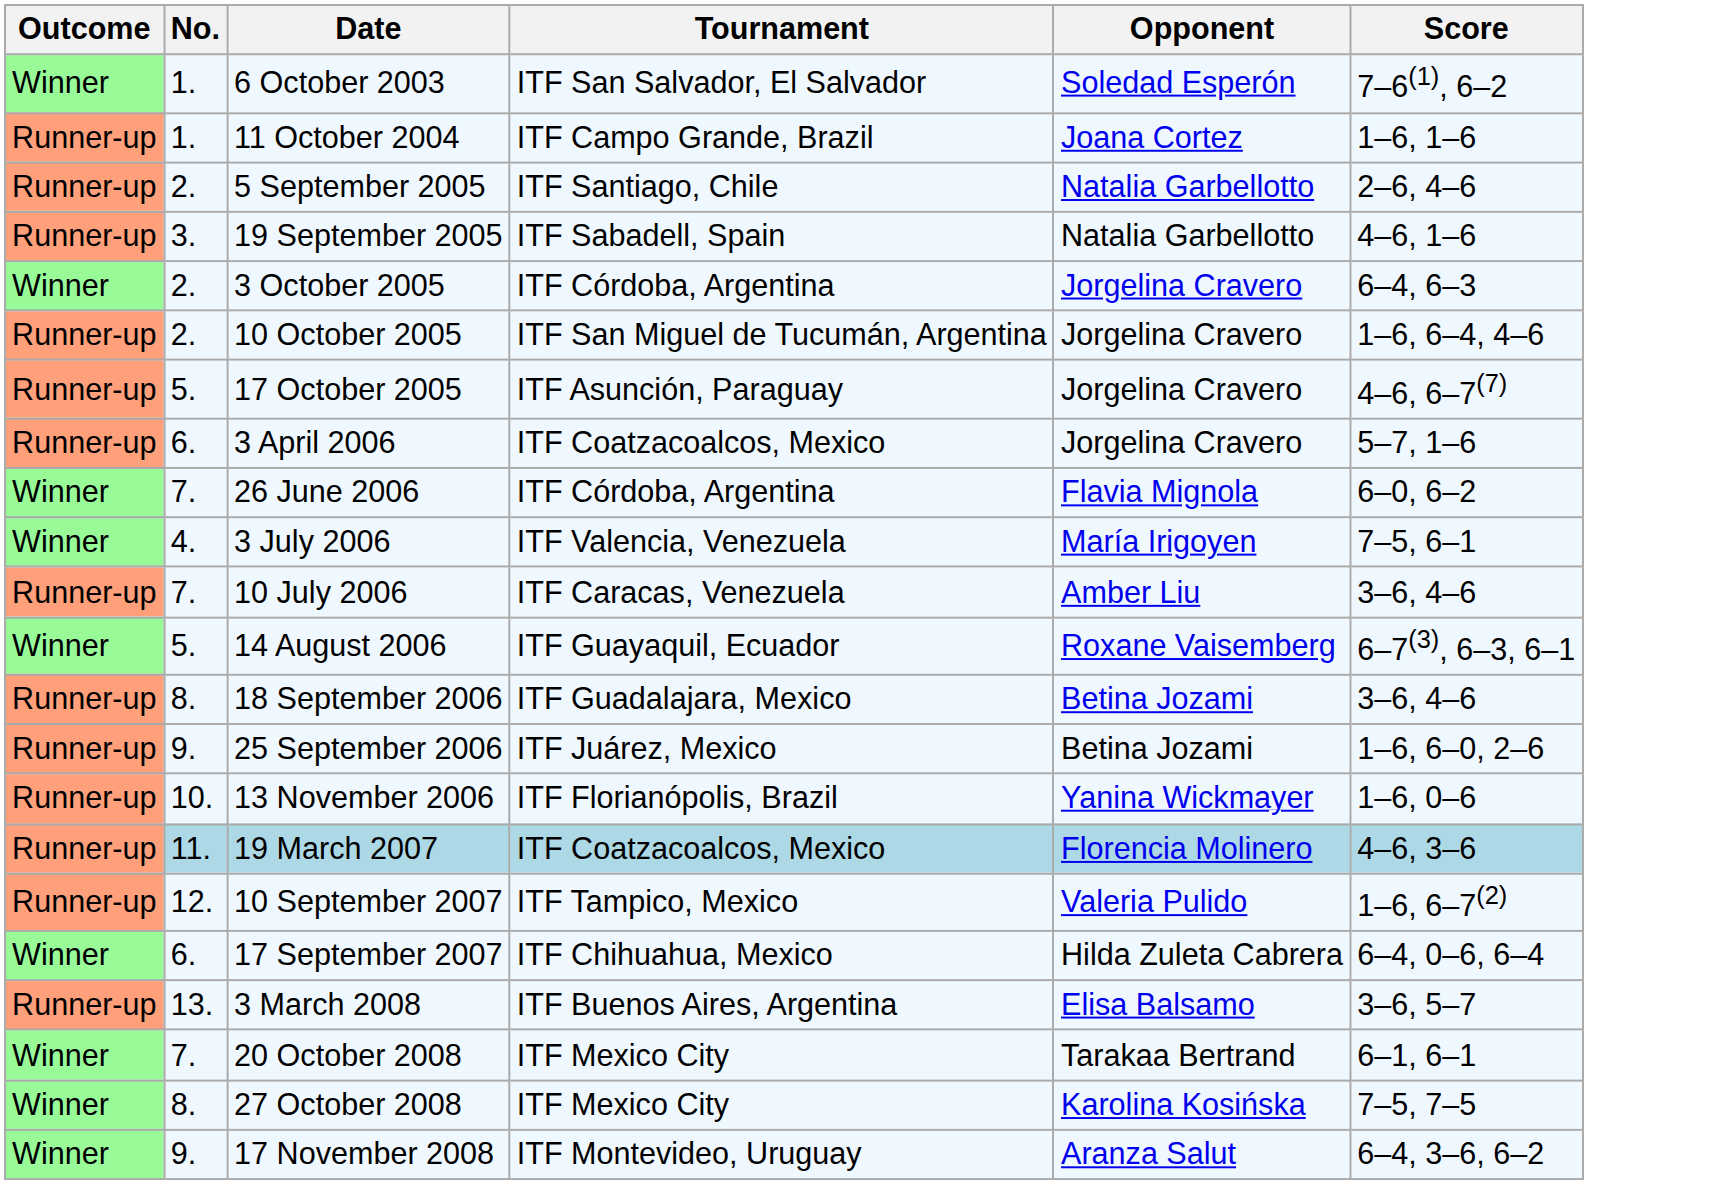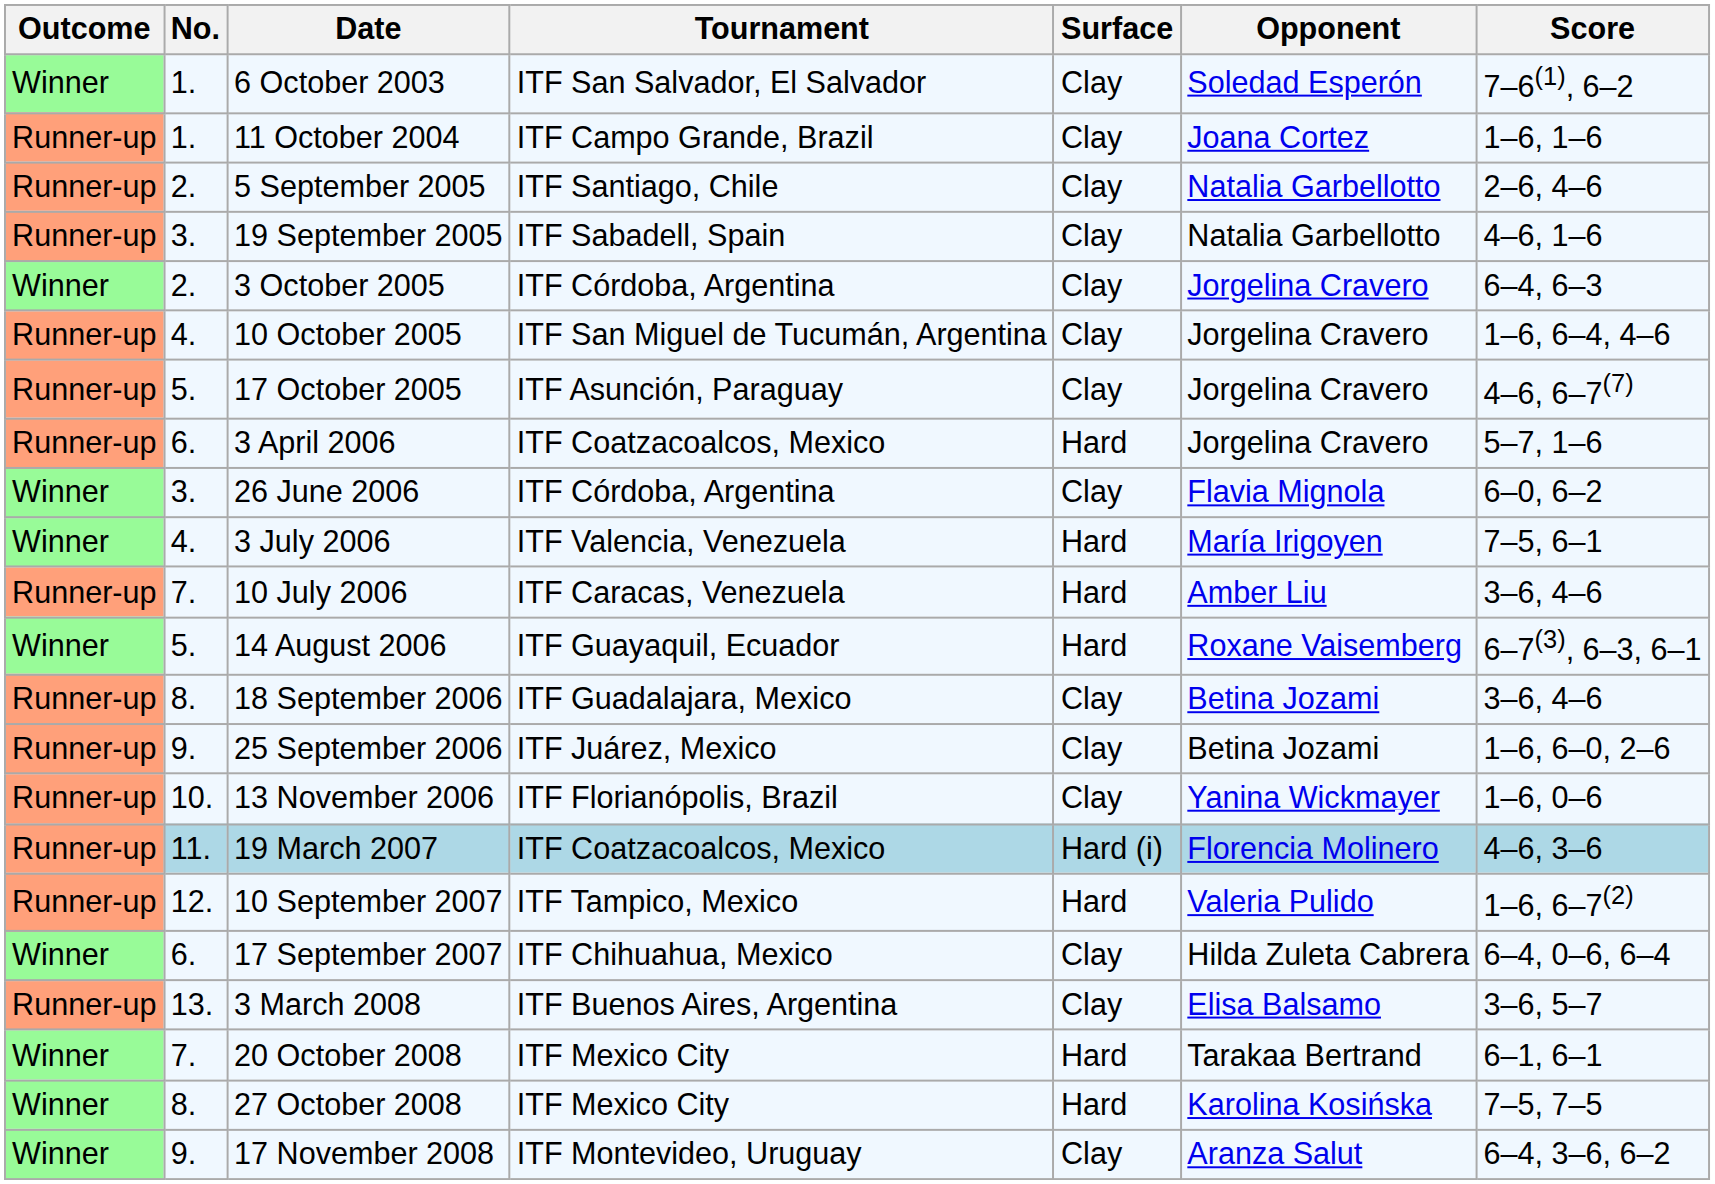+ column: (1117, 28)
(183, 334) 2. -> (183, 334) 4.
(183, 491) 7. -> (183, 491) 3.
